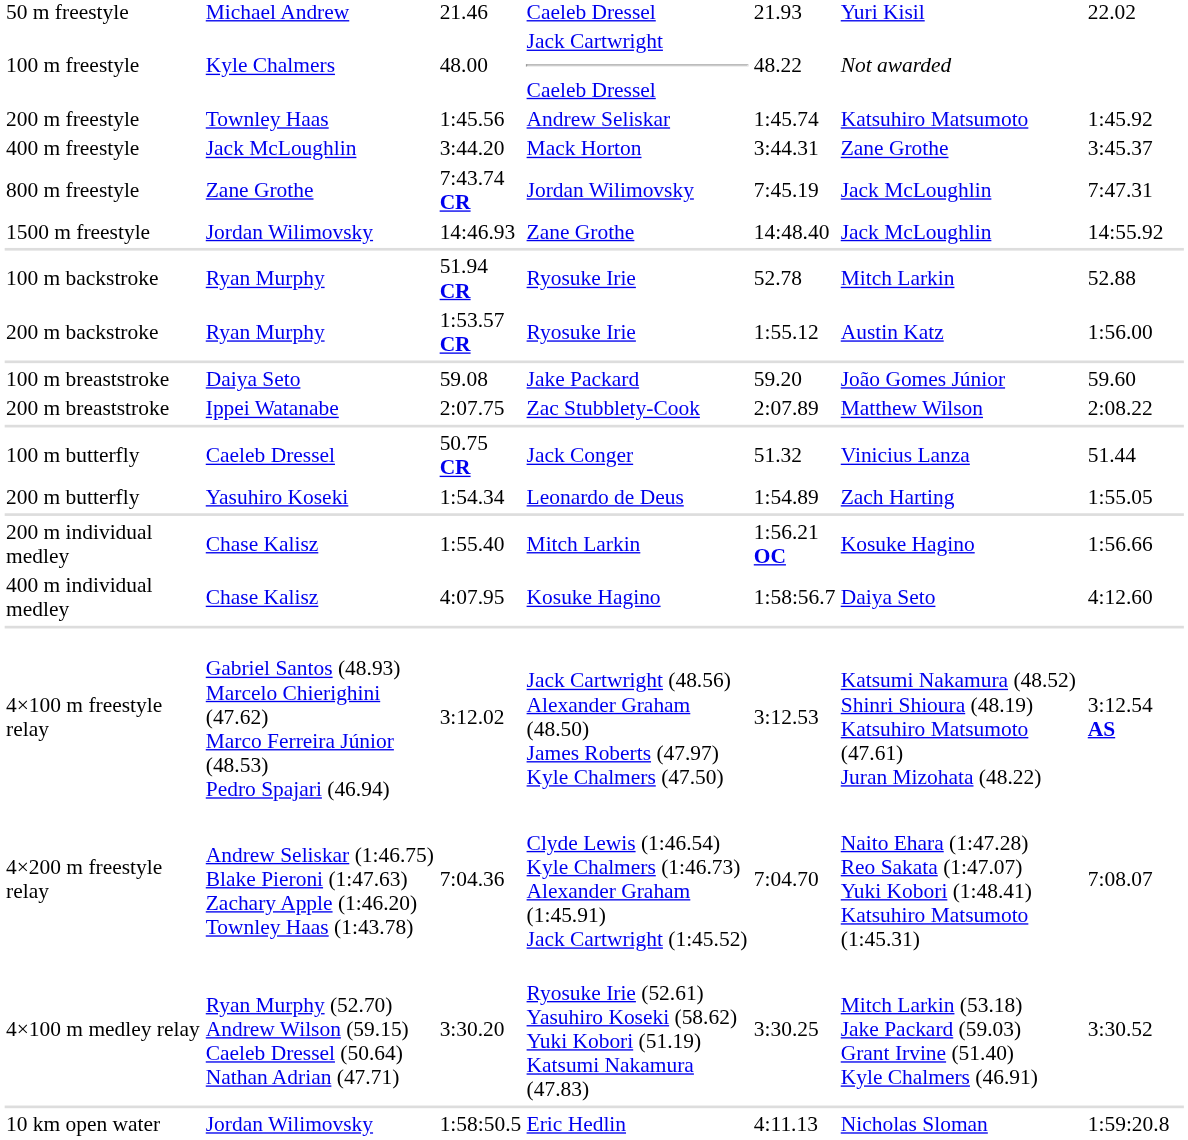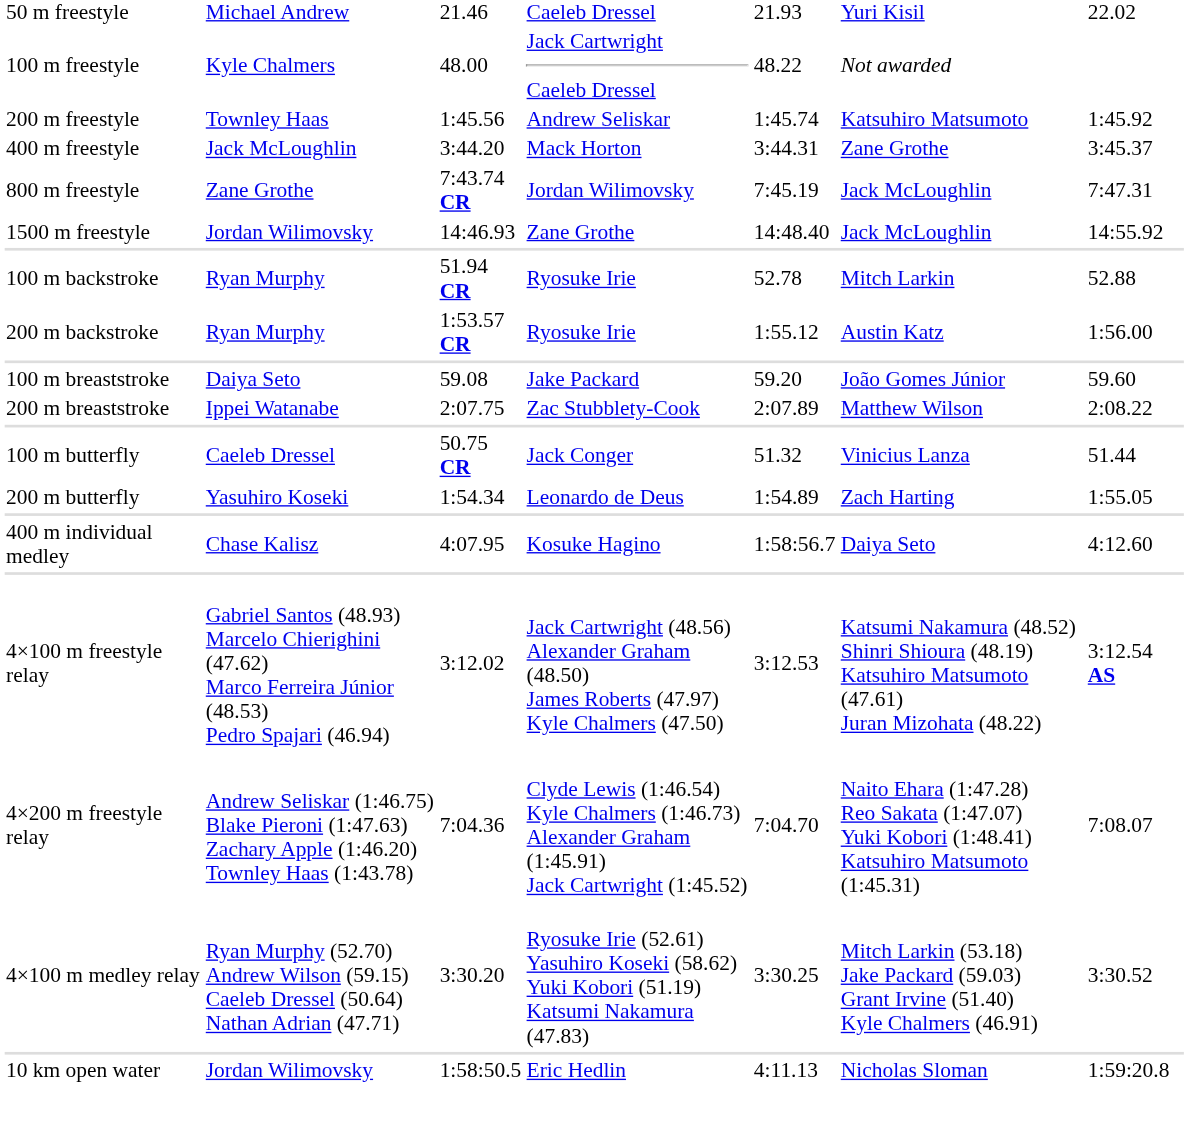- row: (79, 543)
